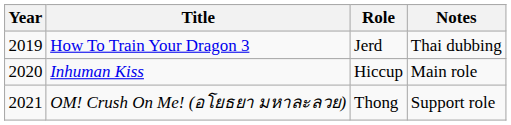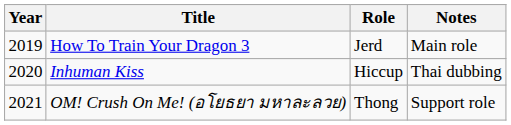(456, 44) Thai dubbing -> (444, 44) Main role
(444, 71) Main role -> (456, 71) Thai dubbing
